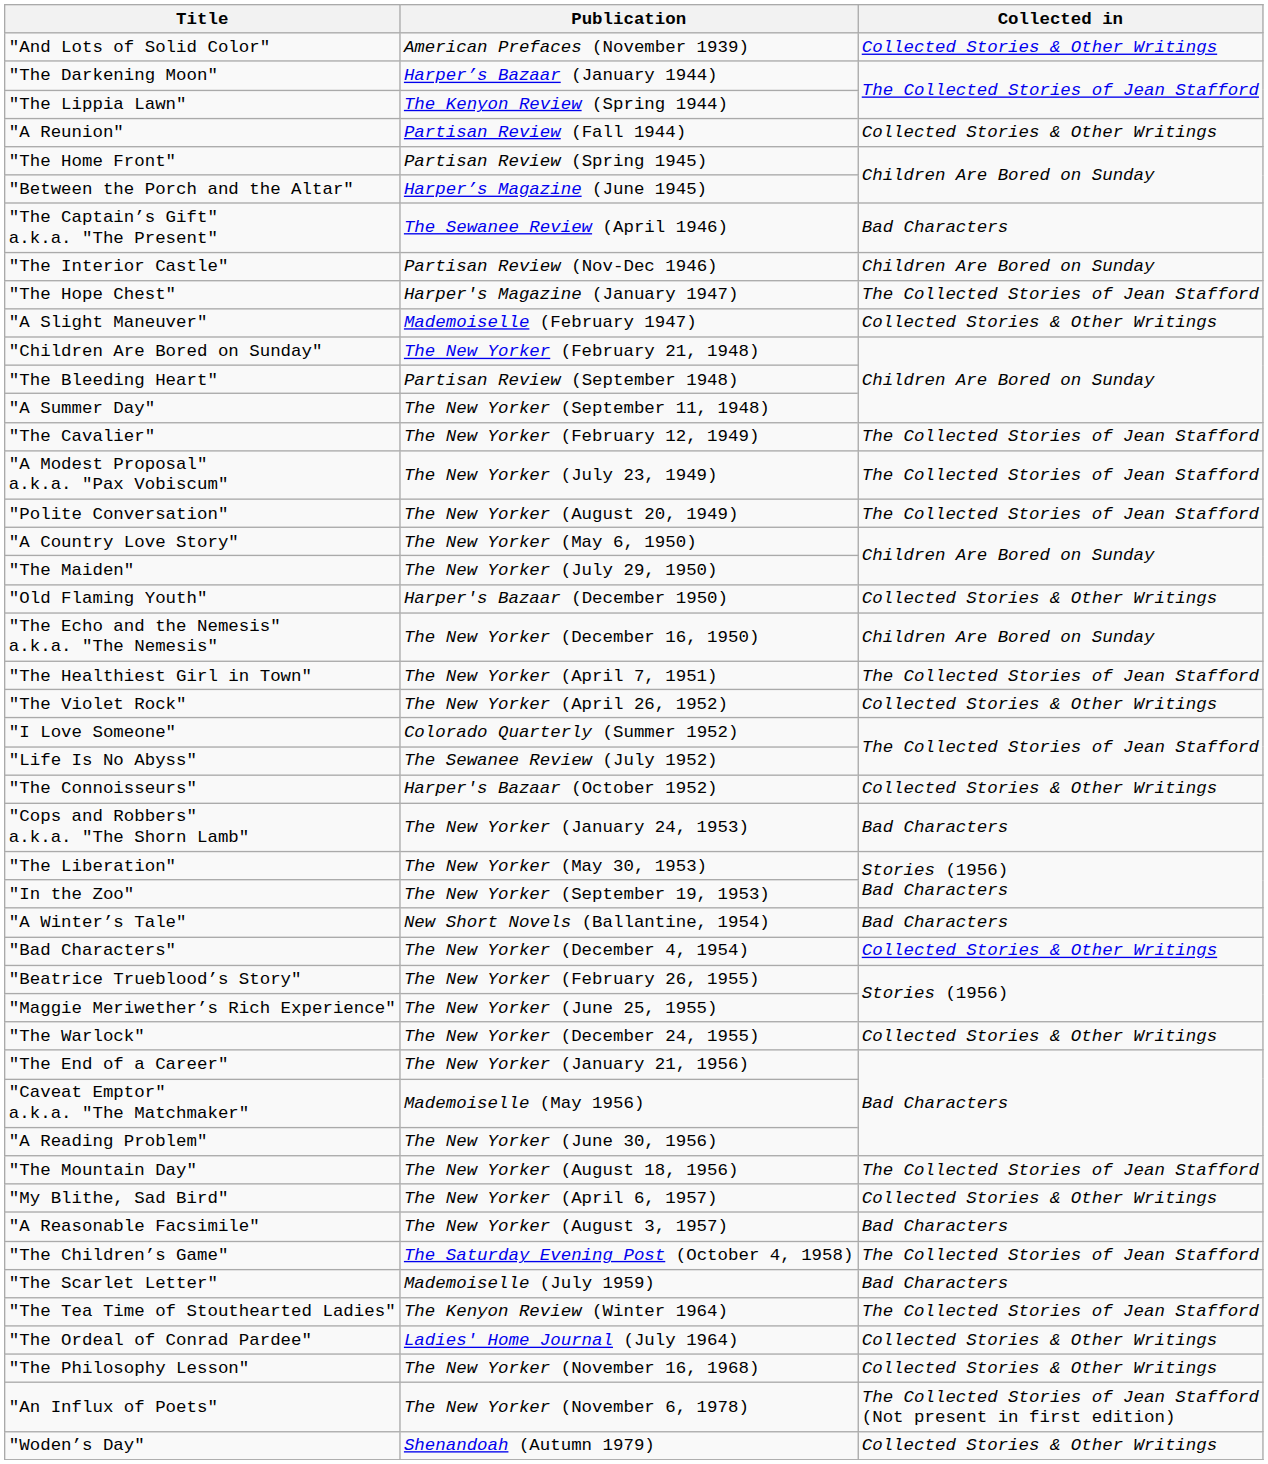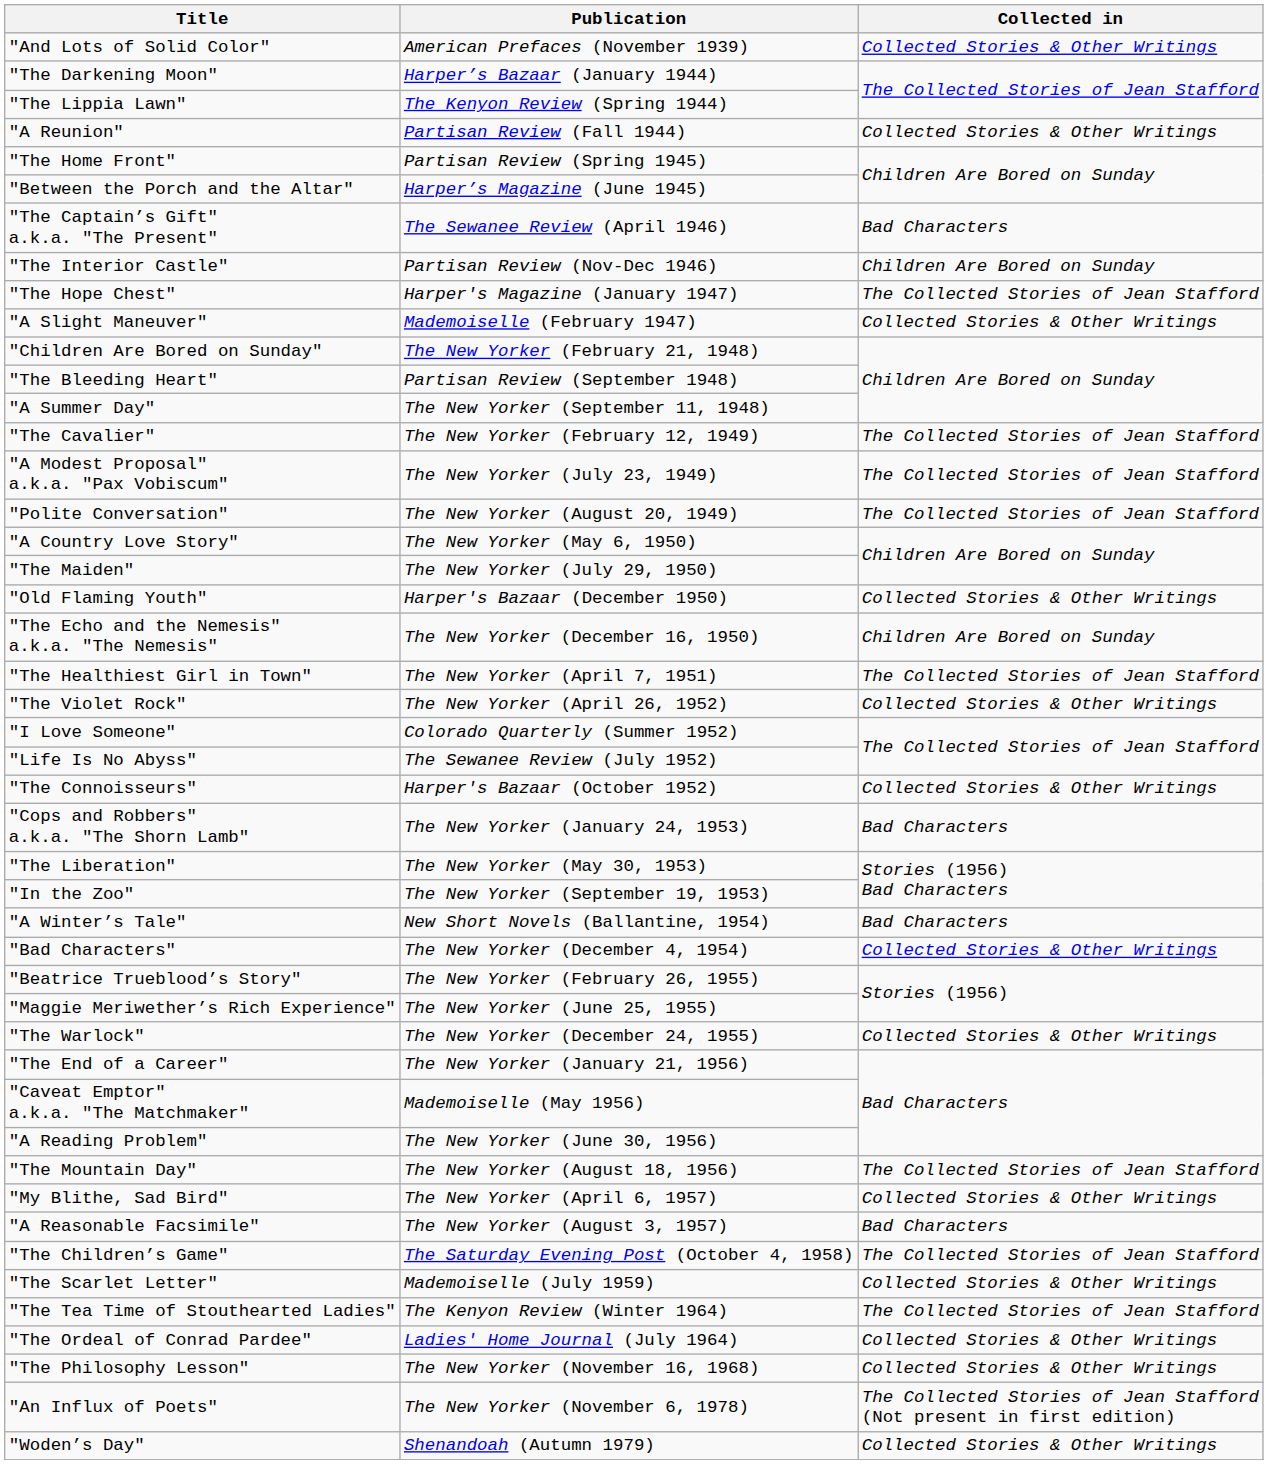(935, 1283) Bad Characters -> (1039, 1283) Collected Stories & Other Writings
